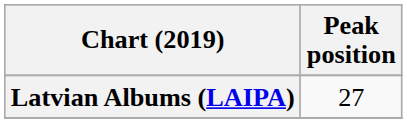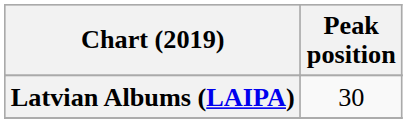(351, 96) 27 -> (351, 96) 30
